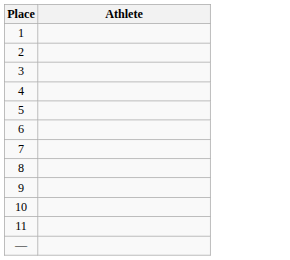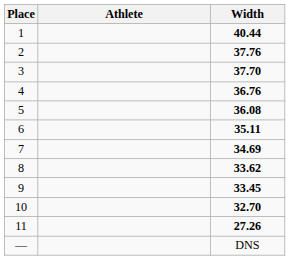+ column: (247, 14)
